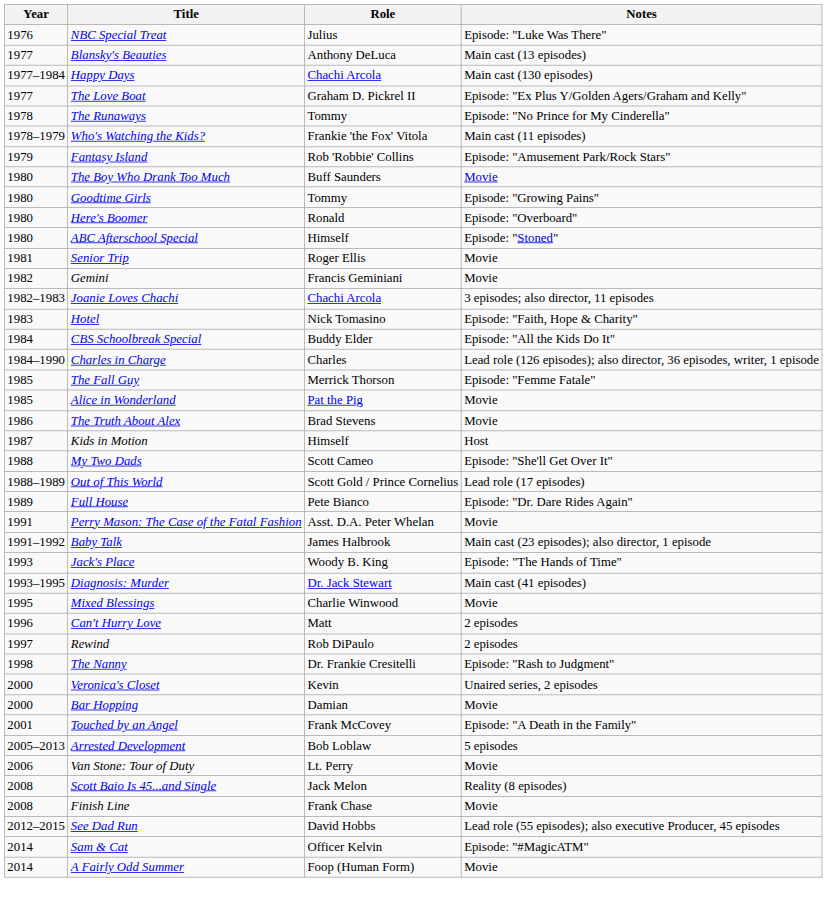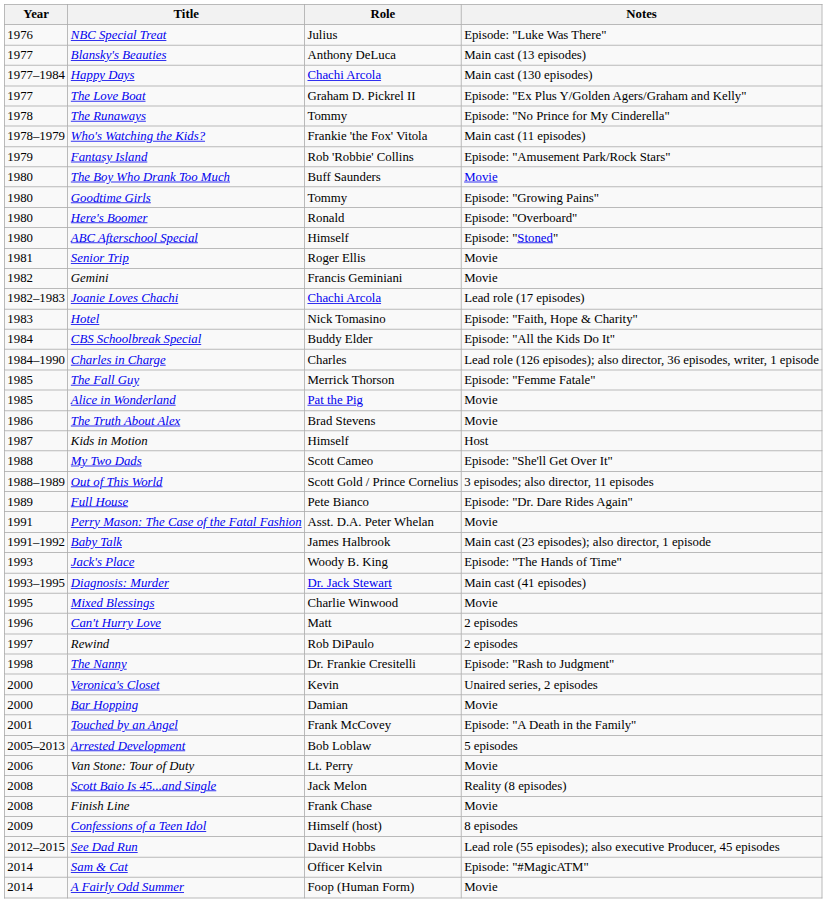(559, 298) 3 episodes; also director, 11 episodes -> (524, 298) Lead role (17 episodes)
(524, 481) Lead role (17 episodes) -> (559, 481) 3 episodes; also director, 11 episodes
+ row: (139, 826)
